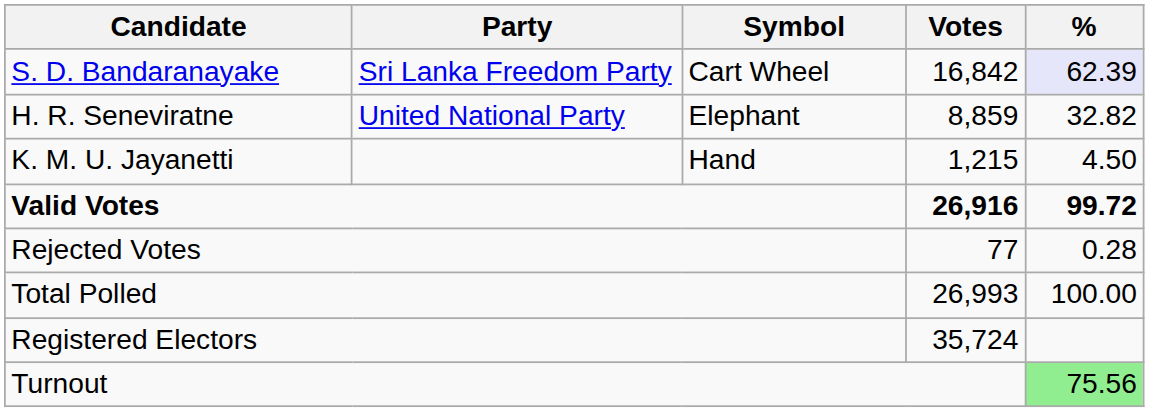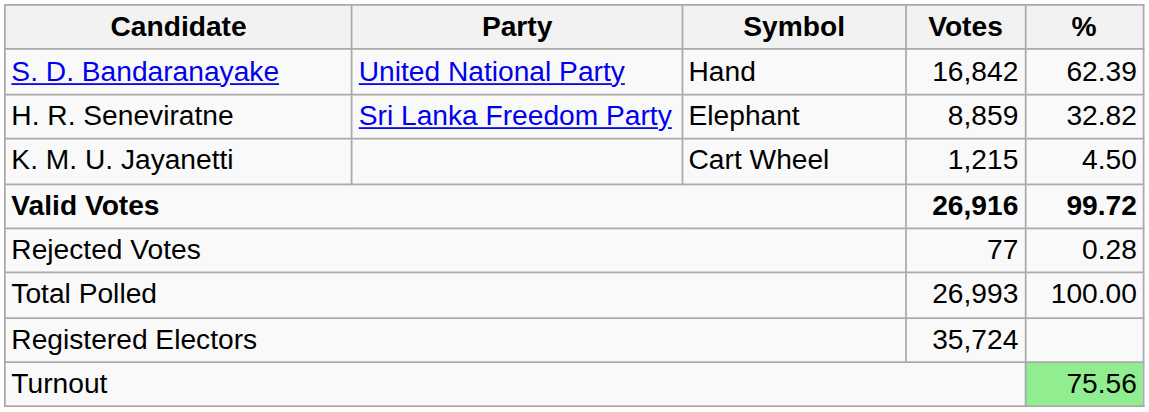(515, 71) Sri Lanka Freedom Party -> (492, 71) United National Party
(759, 71) Cart Wheel -> (722, 71) Hand
(1102, 71) lavender background -> (1102, 71) no background
(492, 116) United National Party -> (515, 116) Sri Lanka Freedom Party
(722, 160) Hand -> (759, 160) Cart Wheel
